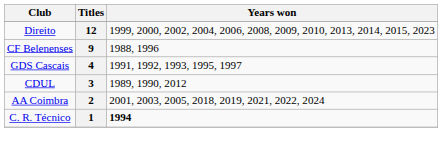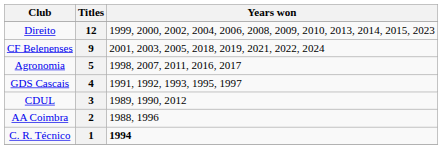(134, 48) 1988, 1996 -> (217, 48) 2001, 2003, 2005, 2018, 2019, 2021, 2022, 2024
+ row: (40, 65)
(217, 100) 2001, 2003, 2005, 2018, 2019, 2021, 2022, 2024 -> (134, 118) 1988, 1996
